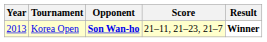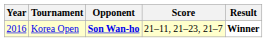(16, 29) 2013 -> (16, 29) 2016
